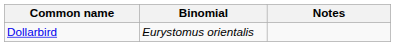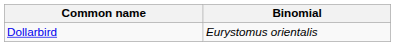- column: (329, 13)
